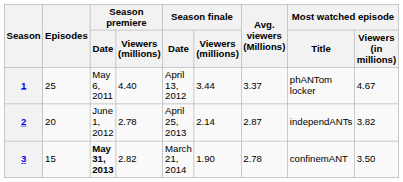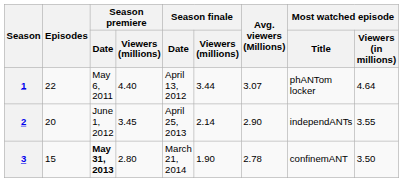(50, 85) 25 -> (50, 85) 22
(253, 85) 3.37 -> (253, 85) 3.07
(366, 85) 4.67 -> (366, 85) 4.64
(127, 122) 2.78 -> (127, 122) 3.45
(253, 122) 2.87 -> (253, 122) 2.90
(366, 122) 3.82 -> (366, 122) 3.55
(127, 159) 2.82 -> (127, 159) 2.80
